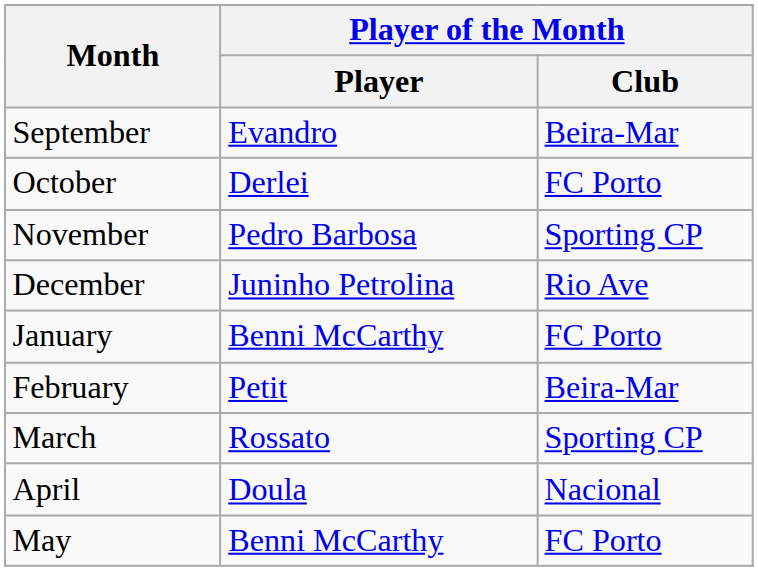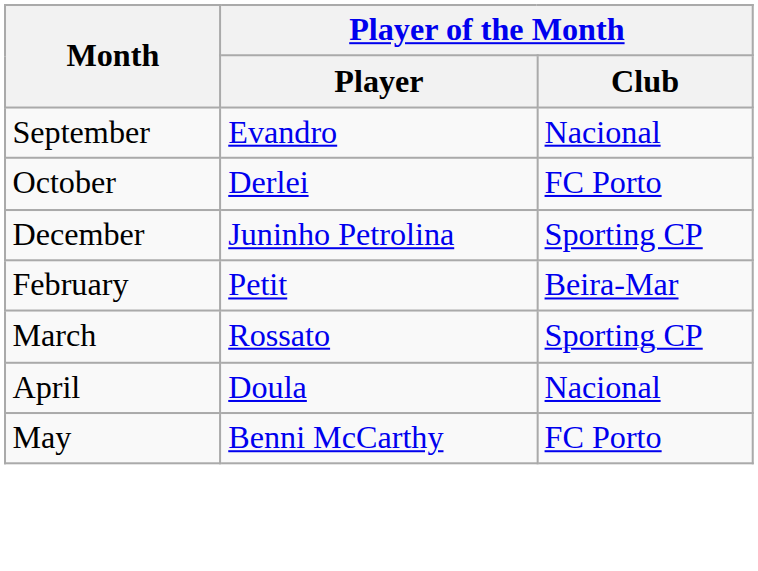(612, 132) Beira-Mar -> (603, 132) Nacional
- row: (80, 234)
(597, 285) Rio Ave -> (624, 234) Sporting CP
- row: (62, 336)
